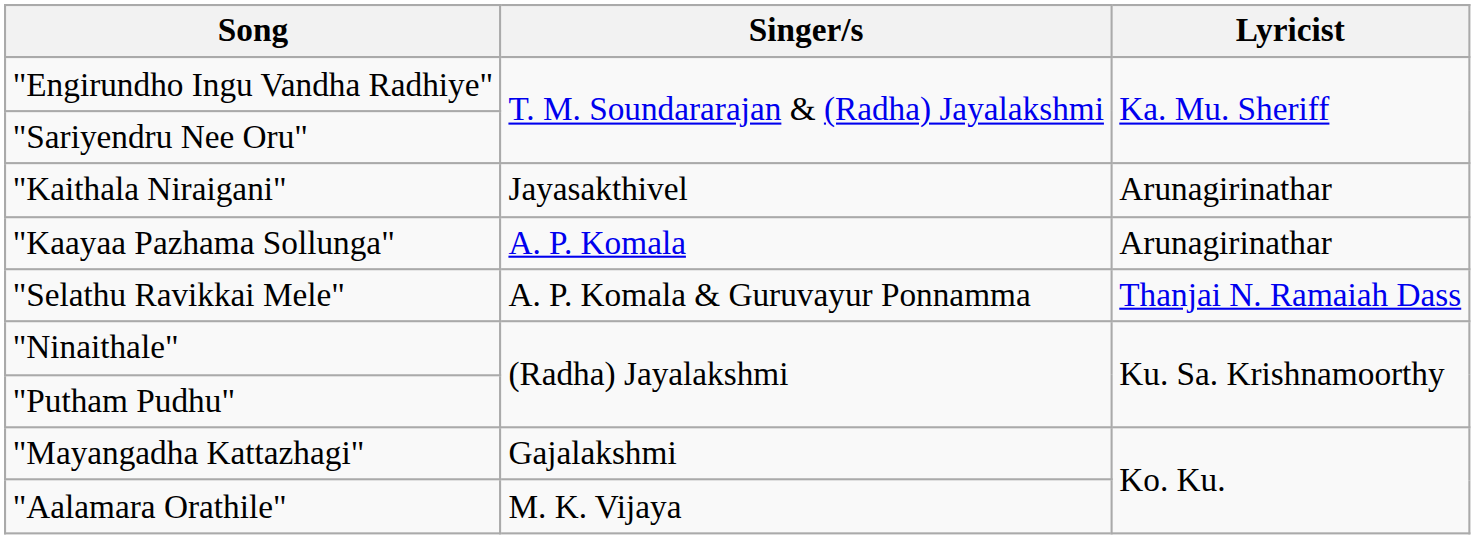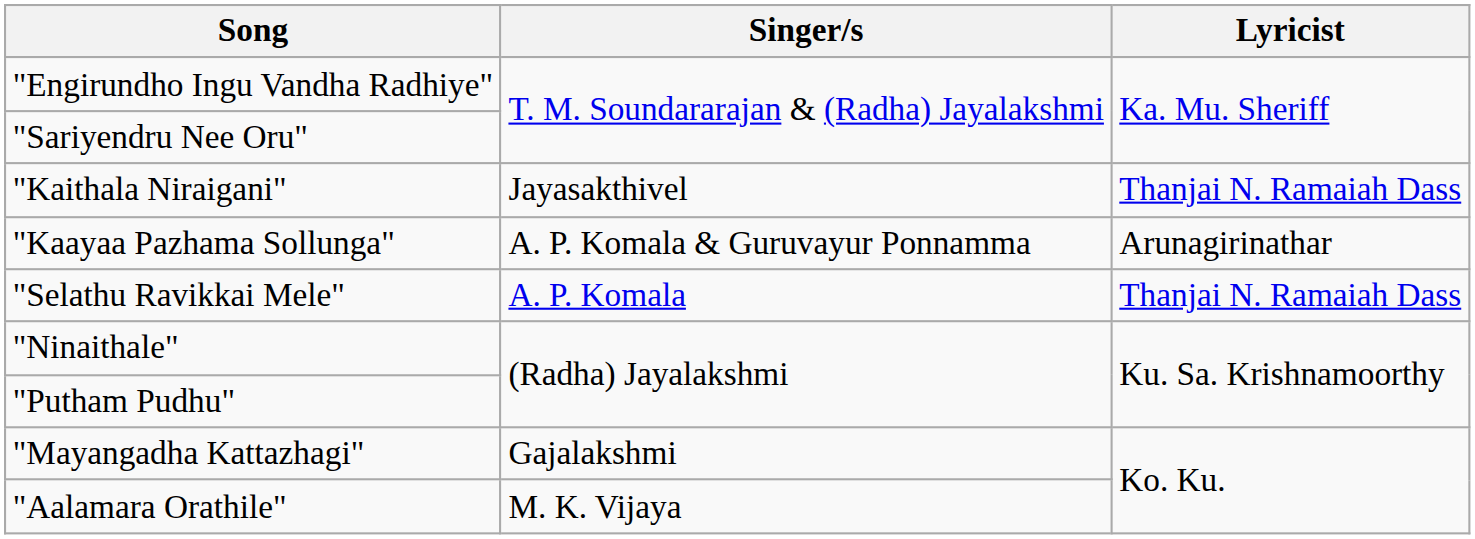(1226, 189) Arunagirinathar -> (1290, 189) Thanjai N. Ramaiah Dass
(597, 242) A. P. Komala -> (770, 242) A. P. Komala & Guruvayur Ponnamma
(770, 294) A. P. Komala & Guruvayur Ponnamma -> (597, 294) A. P. Komala
